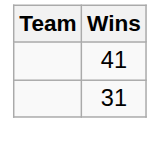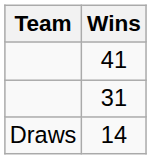+ row: (114, 135)
